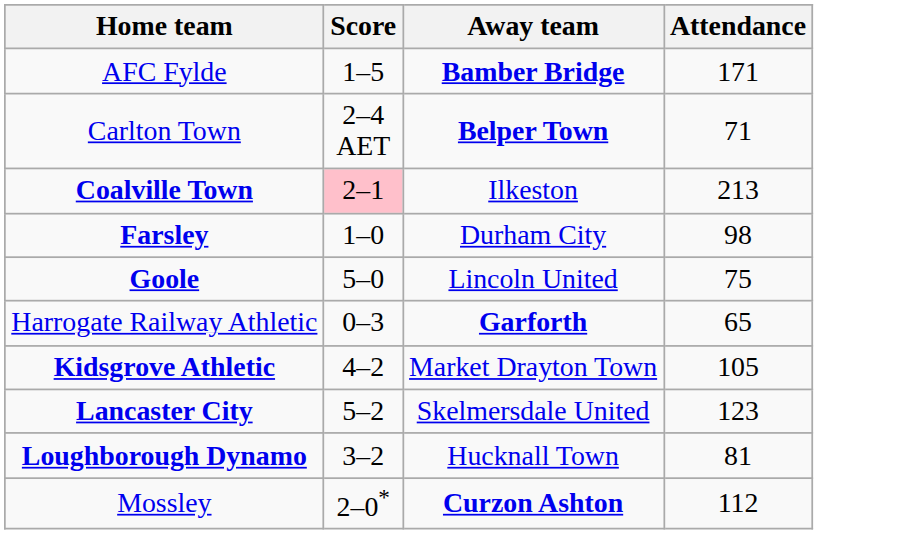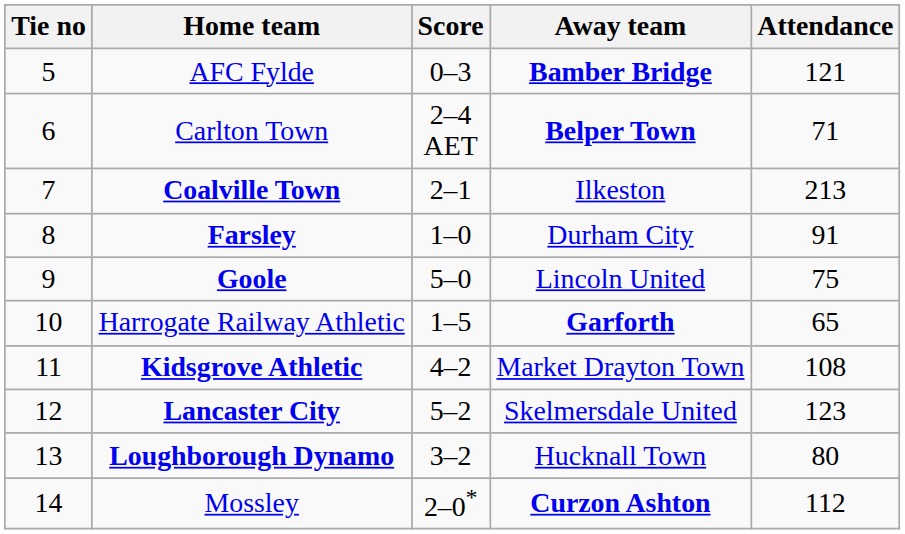+ column: (49, 26)
(363, 70) 1–5 -> (451, 70) 0–3
(738, 70) 171 -> (825, 70) 121
(363, 190) pink background -> (451, 190) no background
(738, 234) 98 -> (825, 234) 91
(363, 322) 0–3 -> (451, 322) 1–5
(738, 366) 105 -> (825, 366) 108
(738, 455) 81 -> (825, 455) 80
